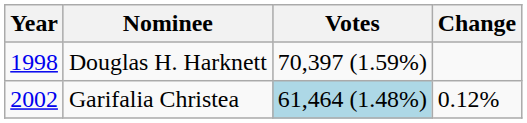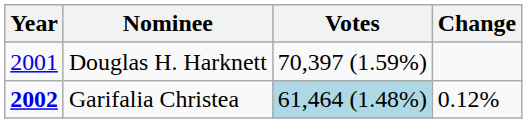(34, 61) 1998 -> (34, 61) 2001
(34, 99) normal -> (34, 99) bold
